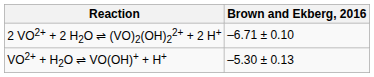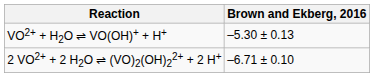rows swapped: (87, 60) <-> (114, 36)
